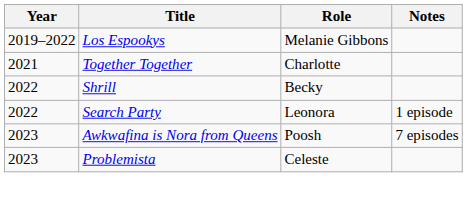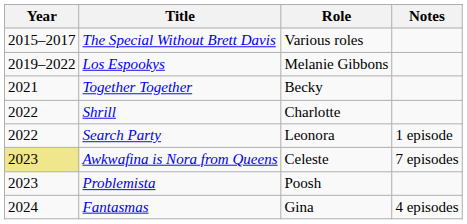+ row: (179, 40)
(312, 64) Charlotte -> (304, 87) Becky
(304, 87) Becky -> (312, 111) Charlotte
(23, 135) no background -> (23, 159) khaki background
(303, 135) Poosh -> (307, 159) Celeste
(307, 159) Celeste -> (303, 183) Poosh
+ row: (116, 207)
